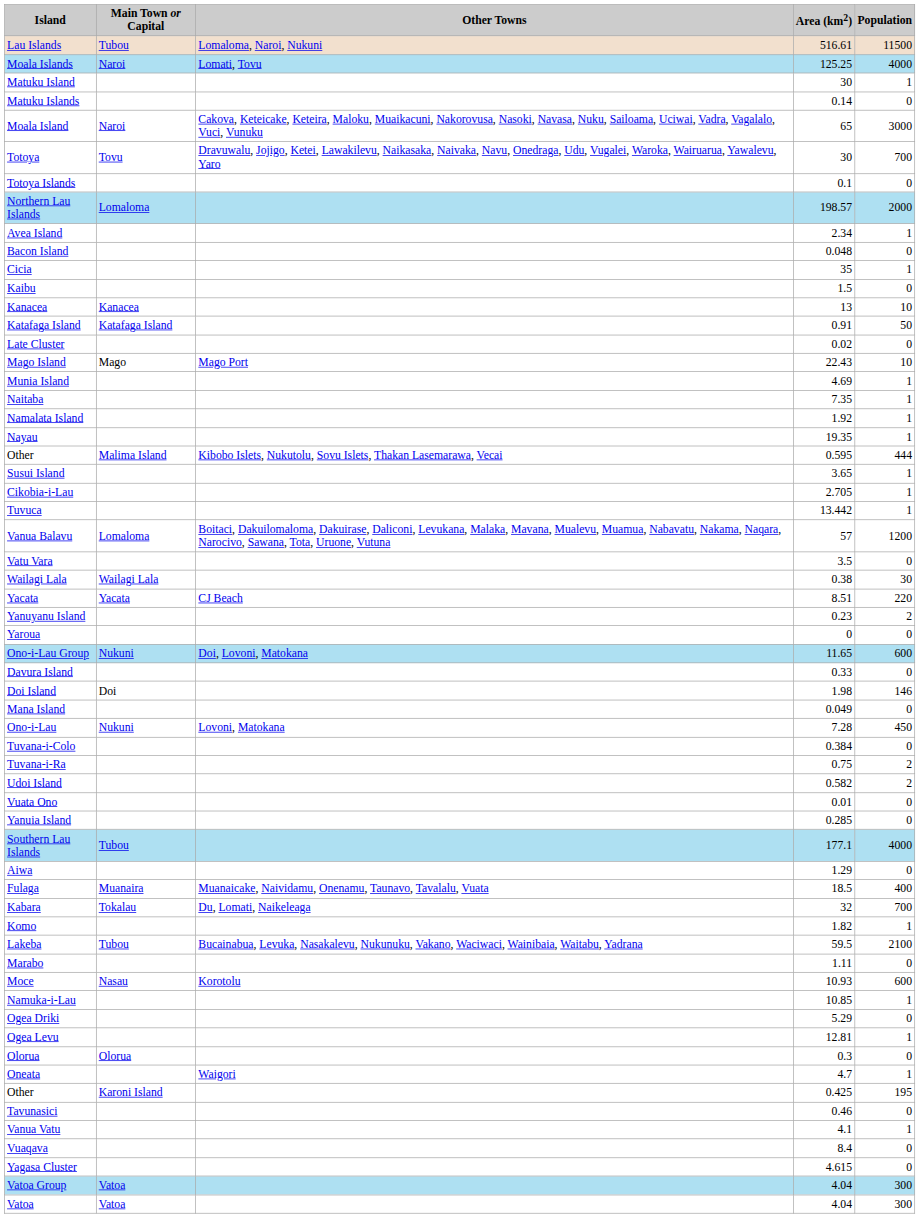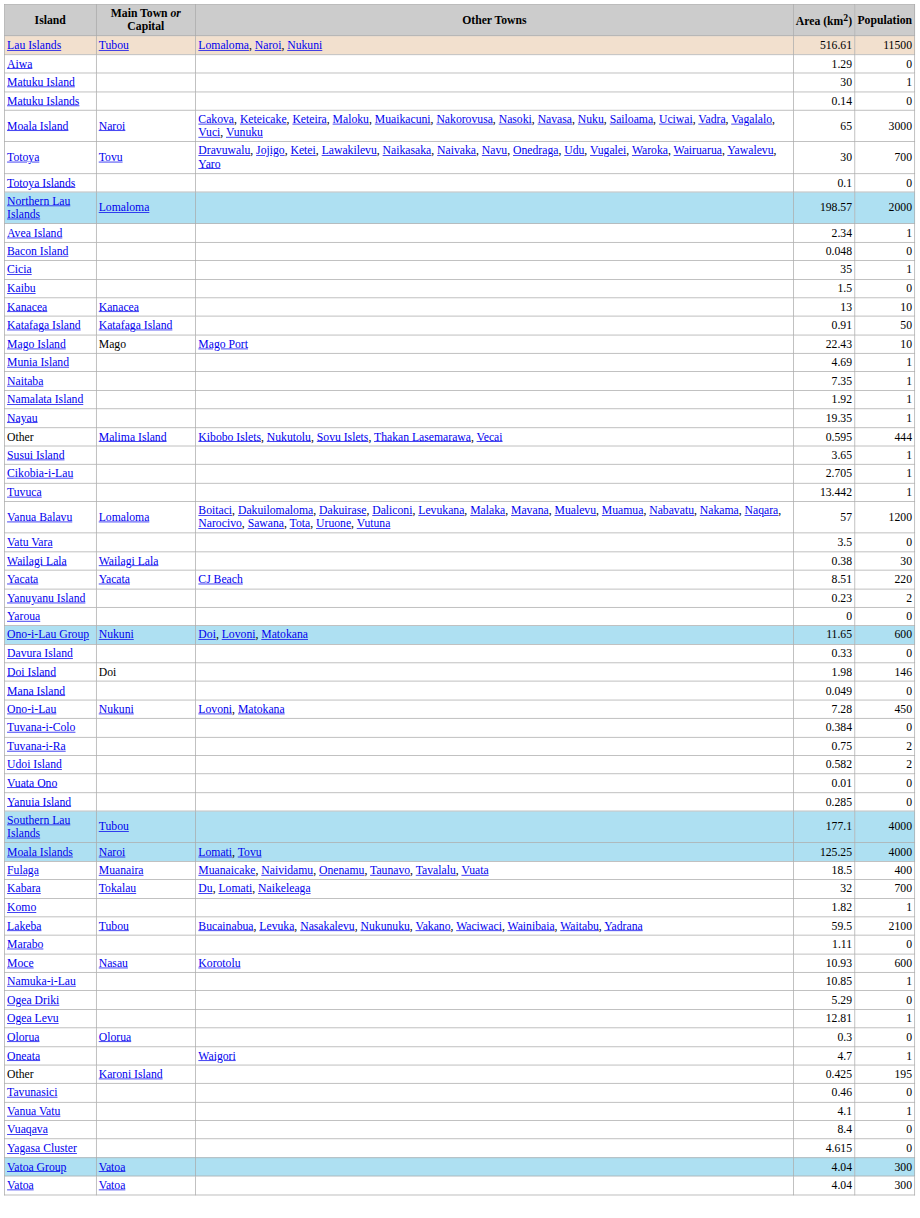rows swapped: (40, 63) <-> (20, 870)
- row: (36, 344)
